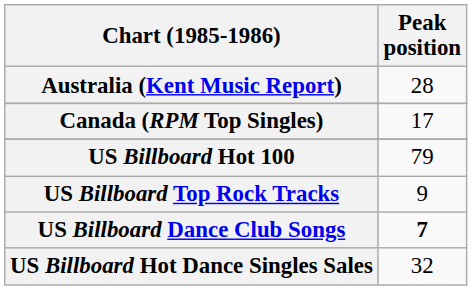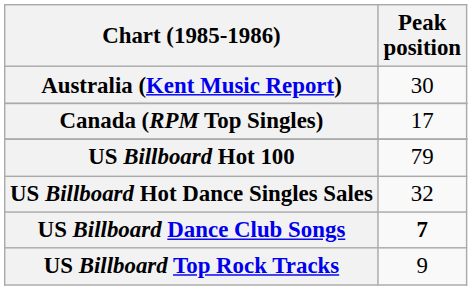(422, 84) 28 -> (422, 84) 30
rows swapped: (191, 193) <-> (191, 266)
